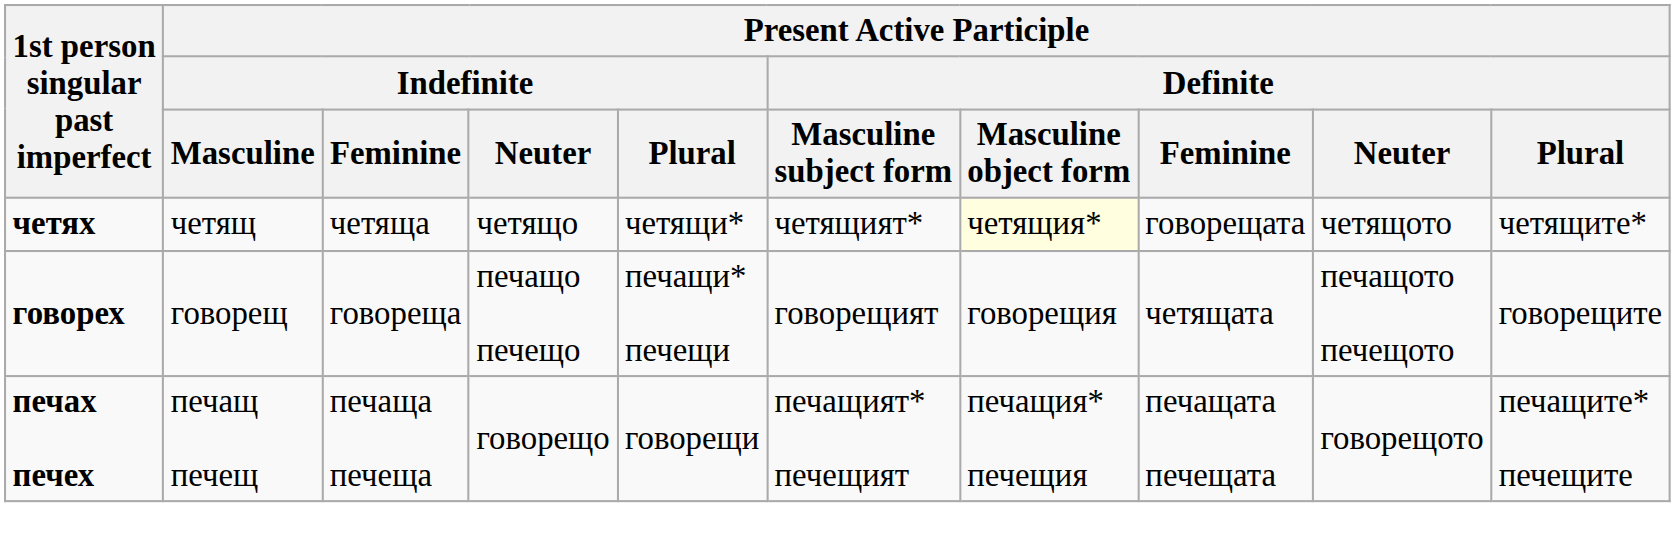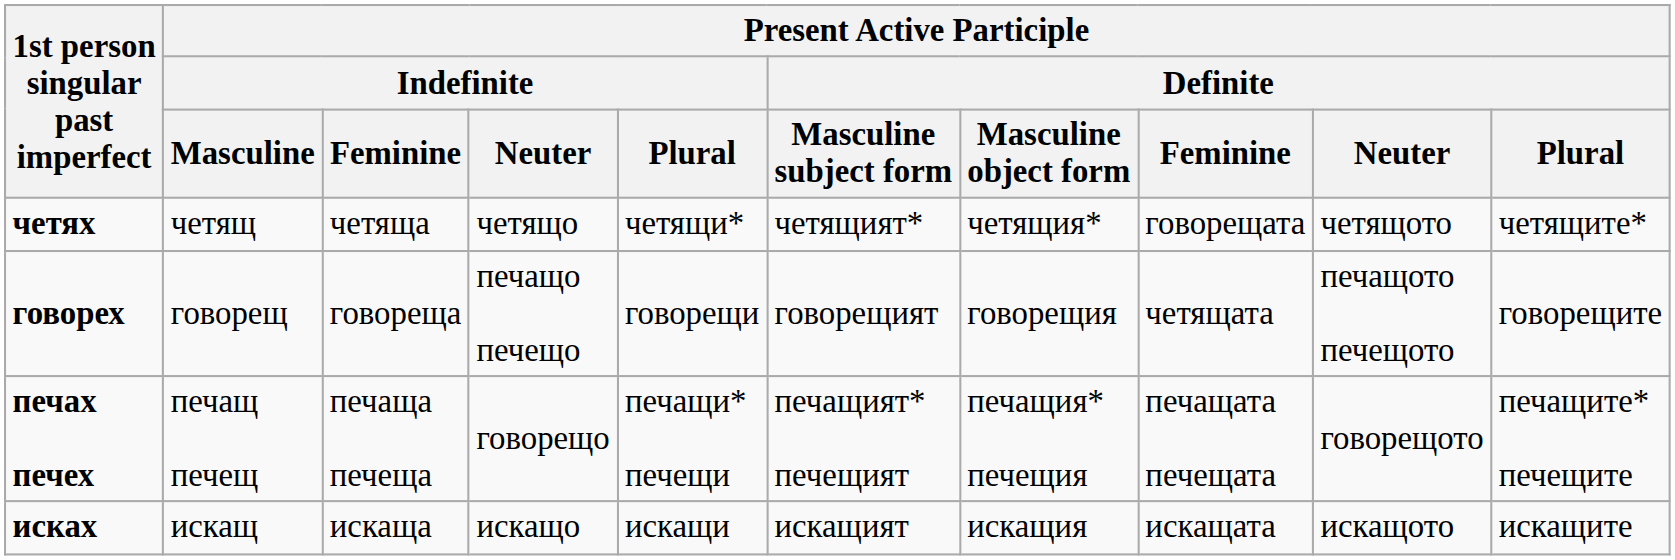(1034, 223) lightyellow background -> (1034, 223) no background
(686, 312) печащи* печещи -> (692, 312) говорещи
(692, 438) говорещи -> (686, 438) печащи* печещи
+ row: (55, 527)
